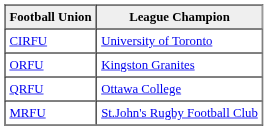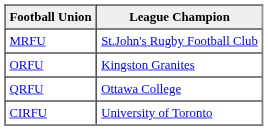rows swapped: (28, 40) <-> (28, 112)
